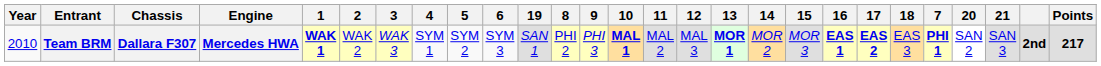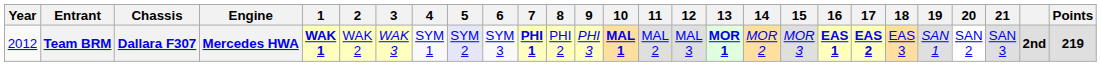columns swapped: (938, 15) <-> (534, 15)
(22, 43) 2010 -> (22, 43) 2012
(465, 43) no background -> (465, 43) lavender background
(1073, 43) 217 -> (1073, 43) 219
